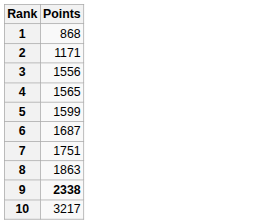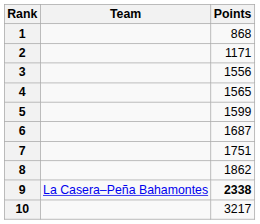+ column: (126, 14)
(67, 170) 1863 -> (238, 170) 1862
